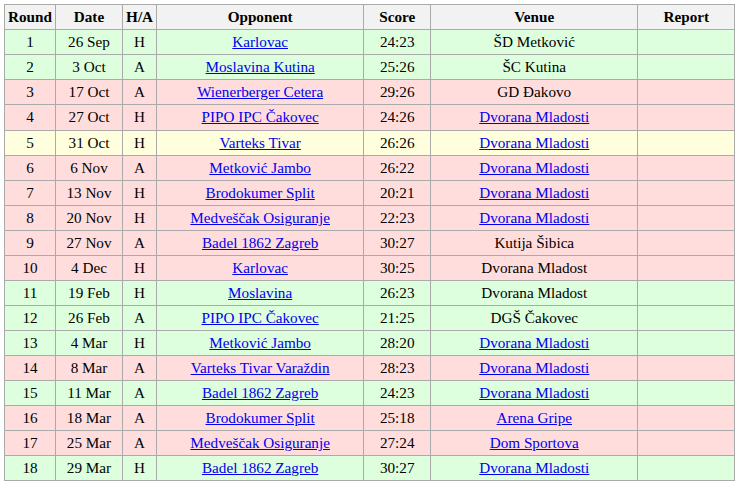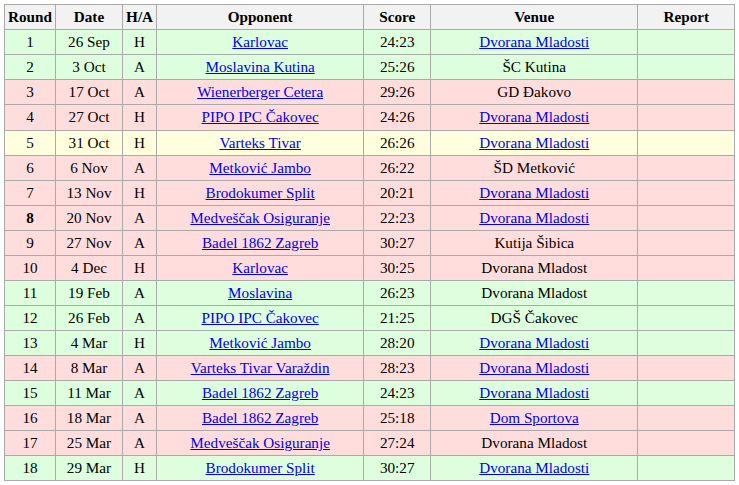(534, 42) ŠD Metković -> (534, 42) Dvorana Mladosti
(534, 167) Dvorana Mladosti -> (534, 167) ŠD Metković
(30, 217) normal -> (30, 217) bold
(140, 217) H -> (140, 217) A
(140, 292) H -> (140, 292) A
(260, 418) Brodokumer Split -> (260, 418) Badel 1862 Zagreb
(534, 418) Arena Gripe -> (534, 418) Dom Sportova
(534, 443) Dom Sportova -> (534, 443) Dvorana Mladost
(260, 468) Badel 1862 Zagreb -> (260, 468) Brodokumer Split
